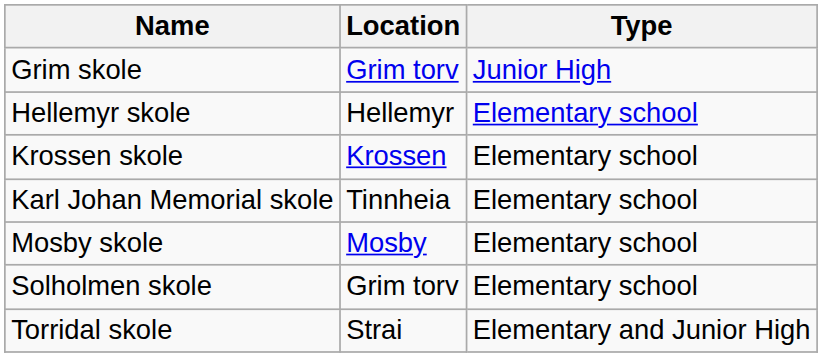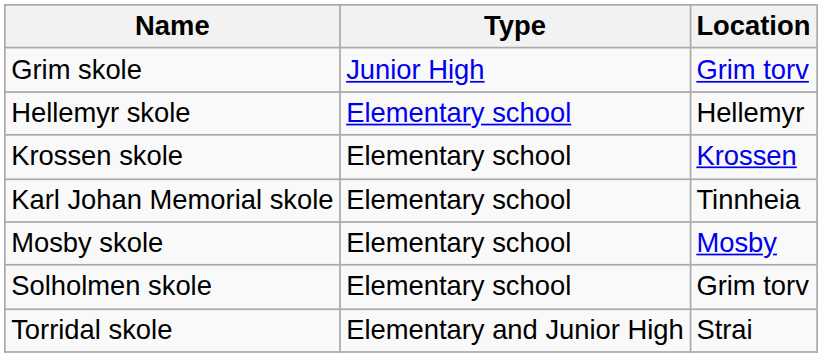columns swapped: (403, 26) <-> (642, 26)
